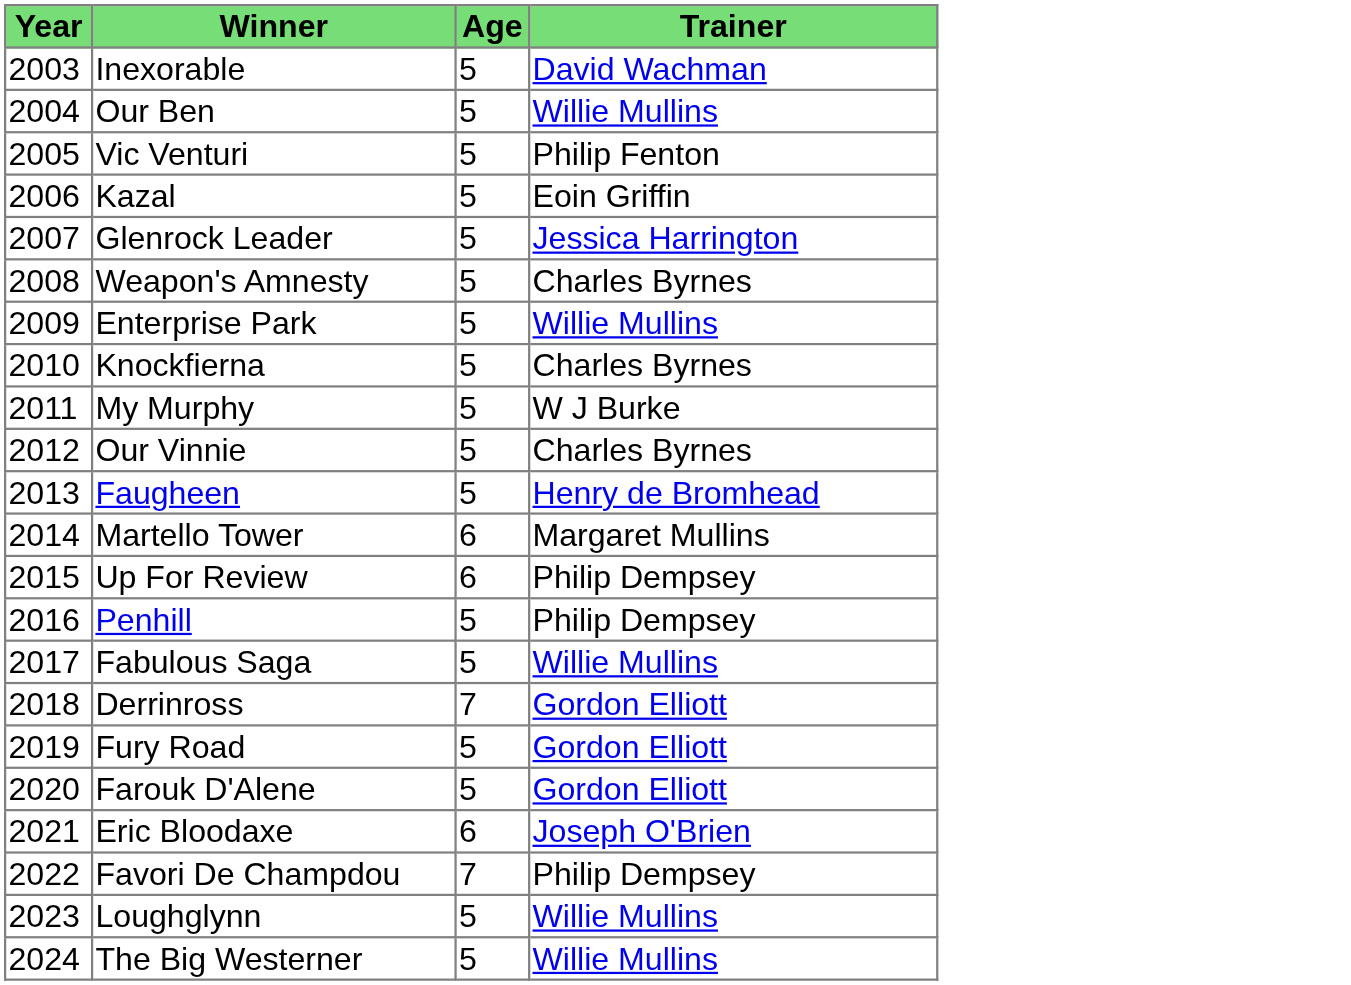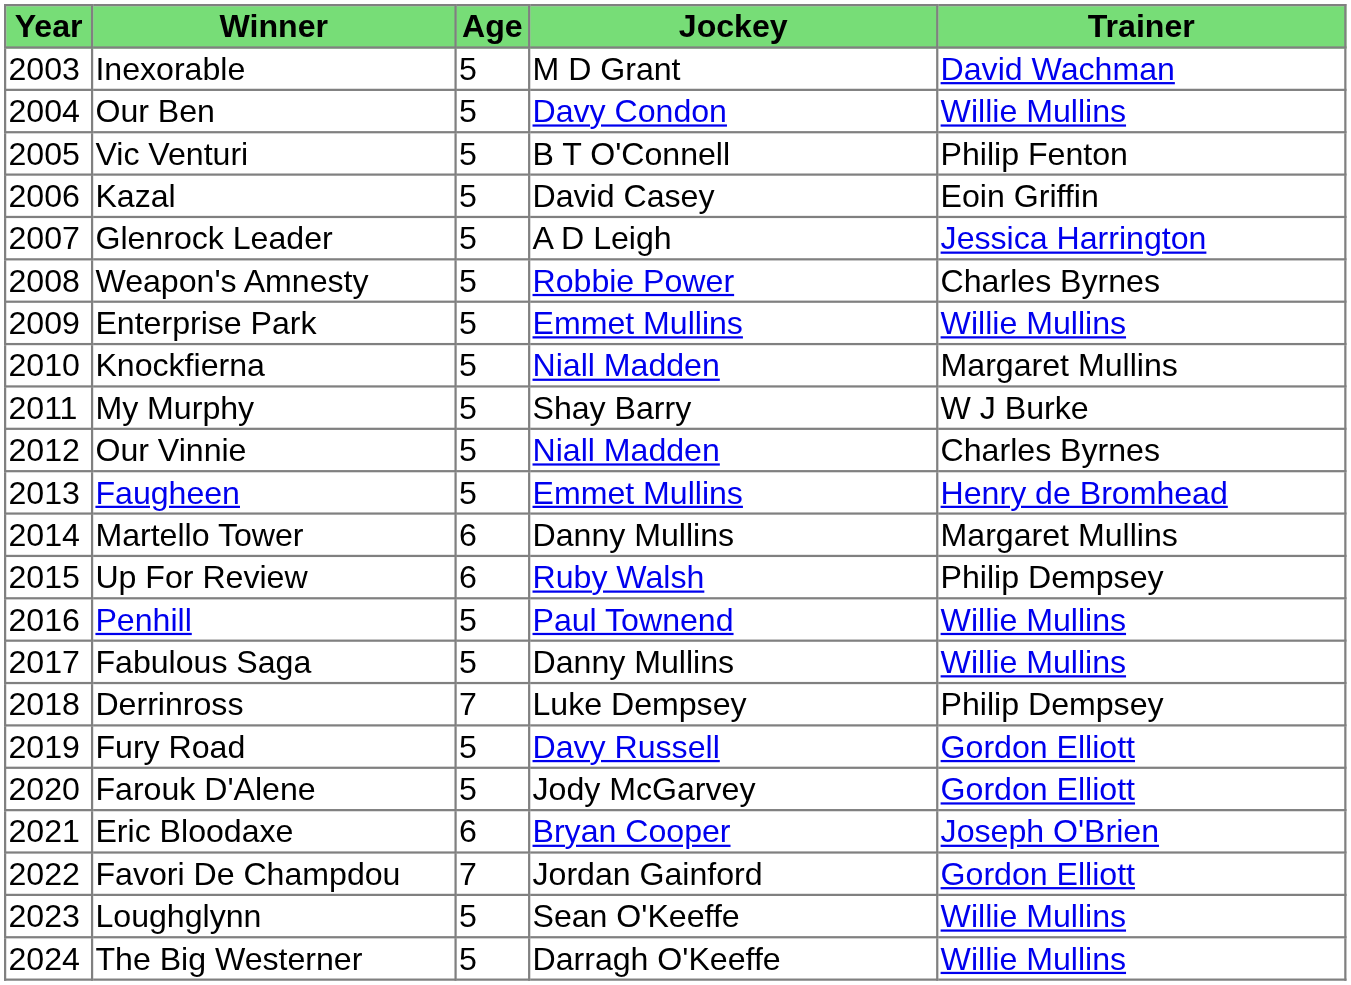+ column: (733, 26)
(642, 365) Charles Byrnes -> (1059, 365) Margaret Mullins
(644, 619) Philip Dempsey -> (1033, 619) Willie Mullins
(630, 704) Gordon Elliott -> (1052, 704) Philip Dempsey
(644, 874) Philip Dempsey -> (1038, 874) Gordon Elliott
